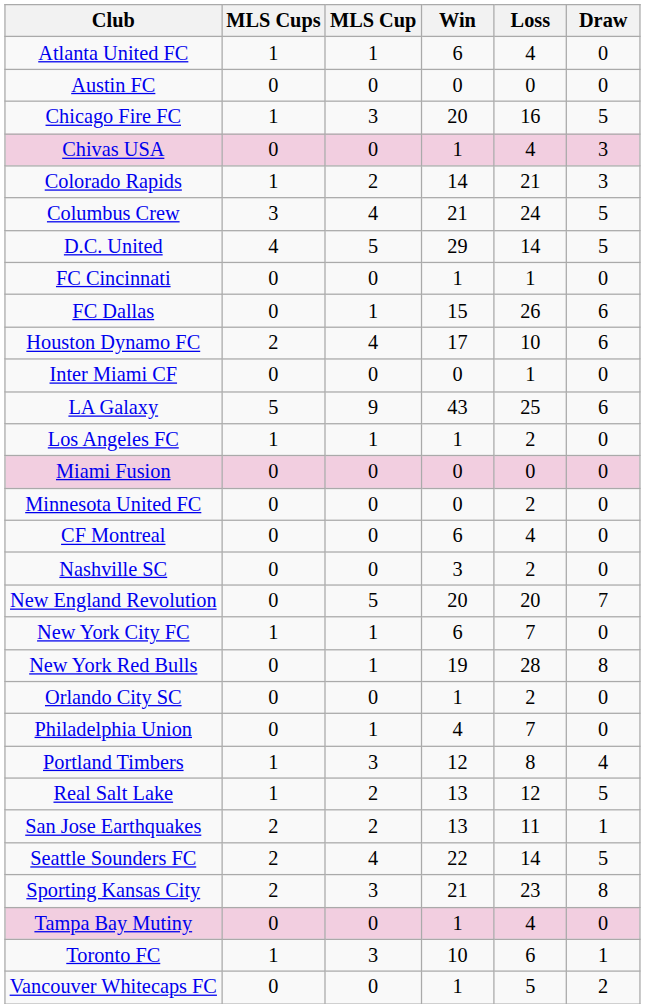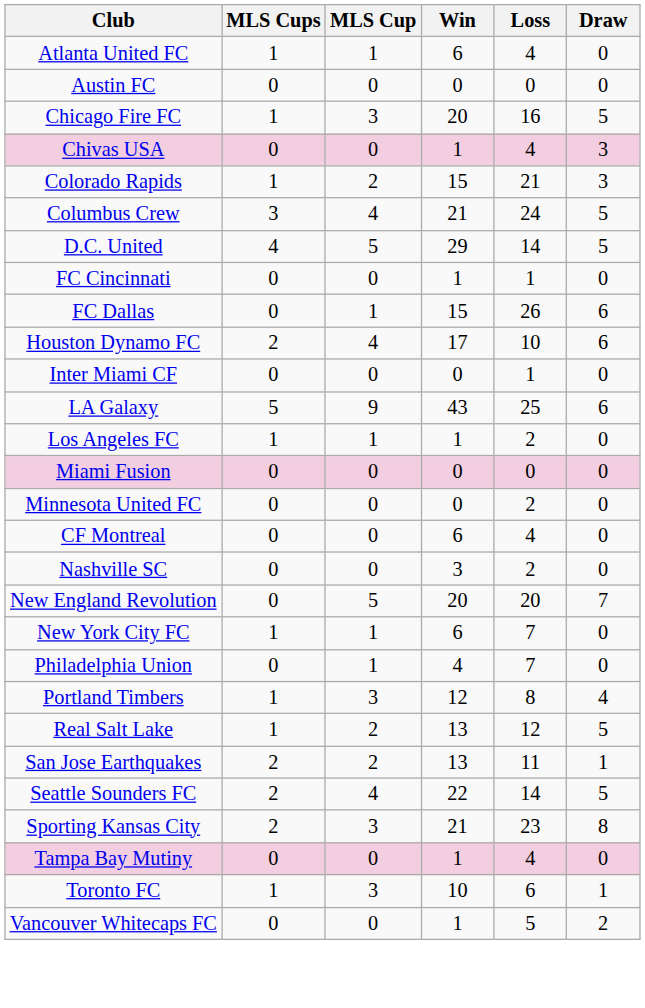(457, 181) 14 -> (457, 181) 15
- row: (113, 665)
- row: (113, 697)
